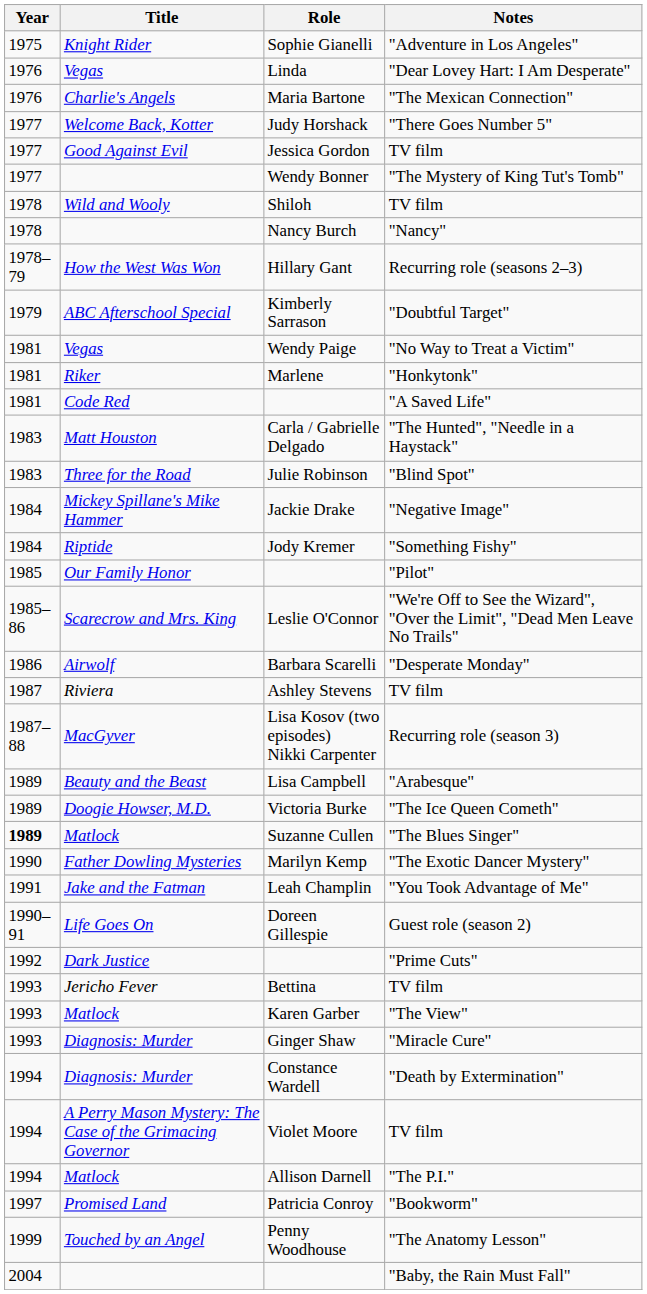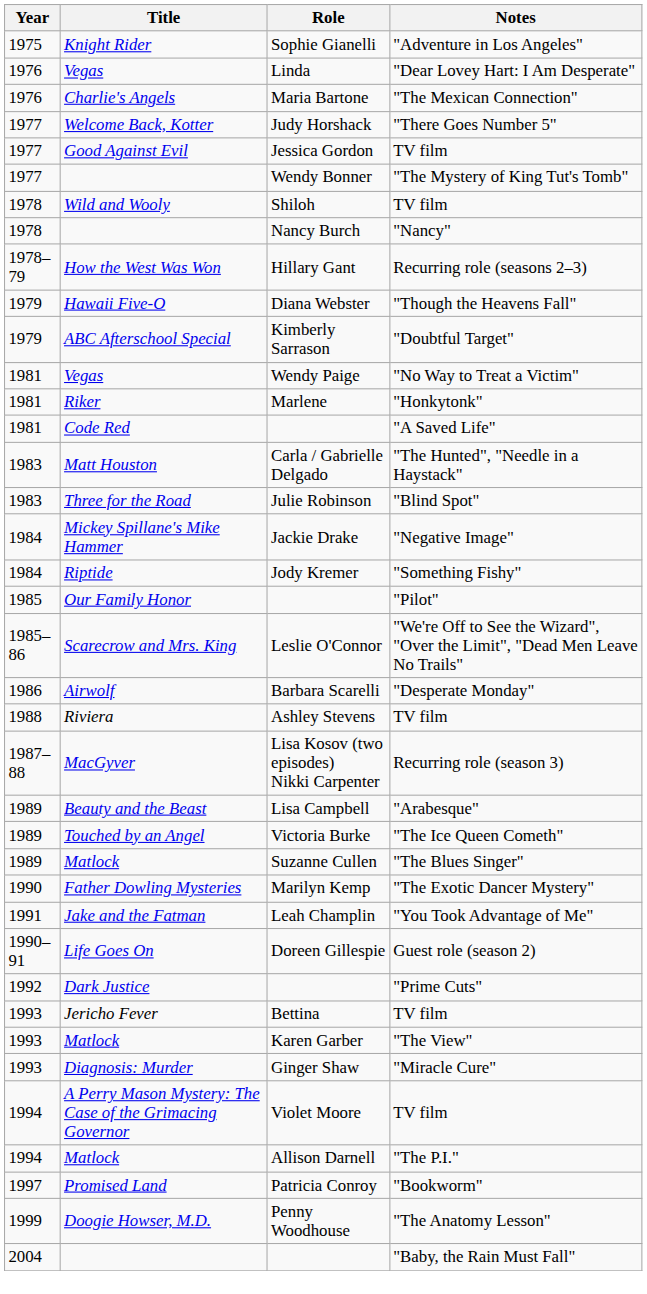+ row: (320, 303)
(25, 690) 1987 -> (25, 717) 1988
(137, 808) Doogie Howser, M.D. -> (134, 835) Touched by an Angel
(25, 835) bold -> (25, 861) normal
- row: (302, 1076)
(134, 1239) Touched by an Angel -> (138, 1220) Doogie Howser, M.D.
